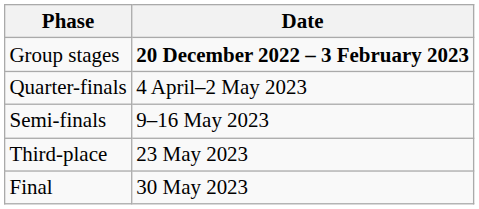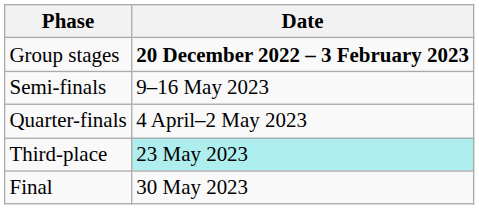rows swapped: (68, 87) <-> (58, 120)
(192, 154) no background -> (192, 154) paleturquoise background
